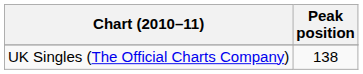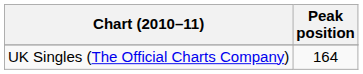(326, 57) 138 -> (326, 57) 164
